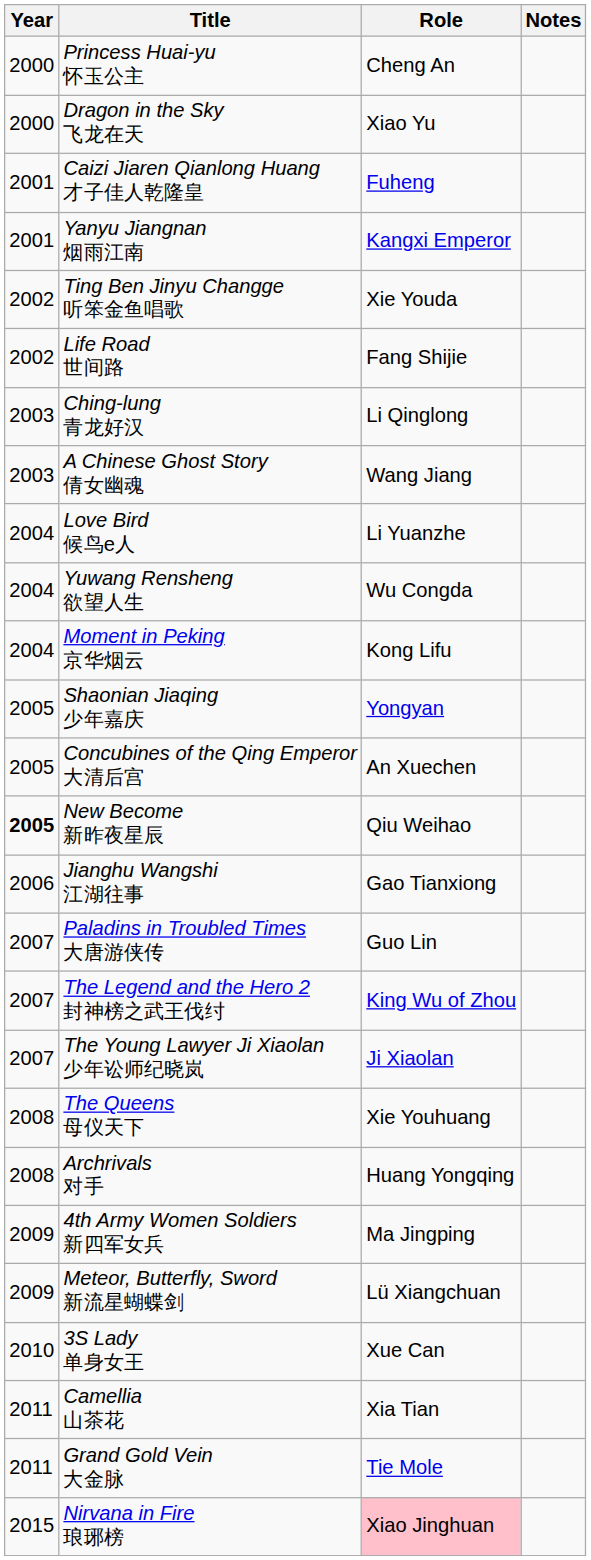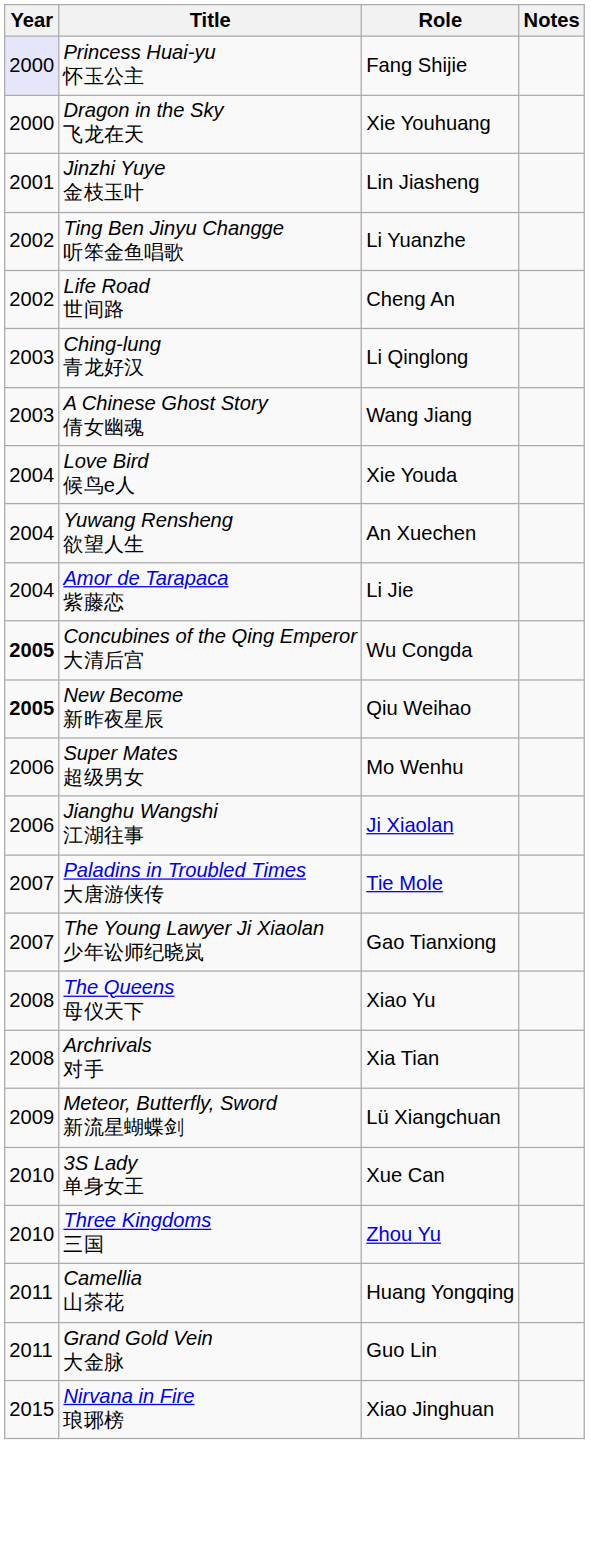(32, 65) no background -> (32, 65) lavender background
(411, 65) Cheng An -> (417, 65) Fang Shijie
(401, 124) Xiao Yu -> (429, 124) Xie Youhuang
- row: (192, 181)
+ row: (114, 181)
- row: (135, 239)
(412, 299) Xie Youda -> (416, 240) Li Yuanzhe
(417, 357) Fang Shijie -> (411, 299) Cheng An
(416, 533) Li Yuanzhe -> (412, 474) Xie Youda
(419, 591) Wu Congda -> (421, 533) An Xuechen
+ row: (146, 590)
- row: (144, 648)
- row: (141, 707)
(32, 766) normal -> (32, 650) bold
(421, 766) An Xuechen -> (419, 650) Wu Congda
+ row: (121, 765)
(431, 883) Gao Tianxiong -> (410, 825) Ji Xiaolan
(402, 942) Guo Lin -> (405, 883) Tie Mole
- row: (187, 999)
(410, 1059) Ji Xiaolan -> (431, 942) Gao Tianxiong
(429, 1117) Xie Youhuang -> (401, 1000) Xiao Yu
(440, 1175) Huang Yongqing -> (403, 1059) Xia Tian
- row: (180, 1233)
+ row: (137, 1233)
(403, 1409) Xia Tian -> (440, 1292) Huang Yongqing
(405, 1468) Tie Mole -> (402, 1351) Guo Lin
(430, 1526) pink background -> (430, 1409) no background
